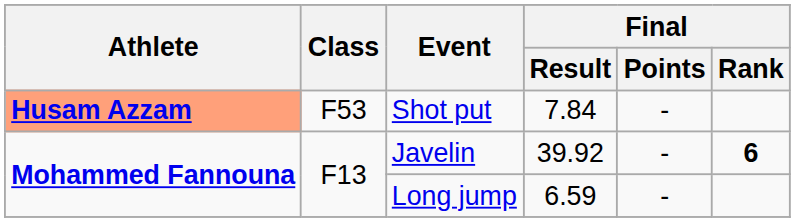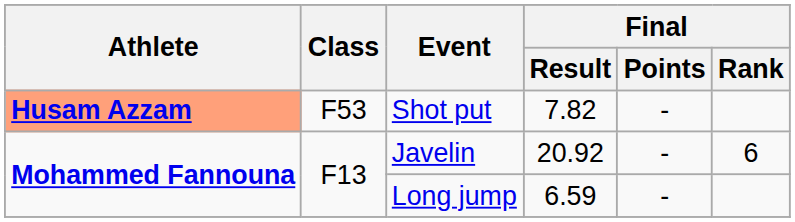(570, 111) 7.84 -> (570, 111) 7.82
(570, 153) 39.92 -> (570, 153) 20.92
(751, 153) bold -> (751, 153) normal
